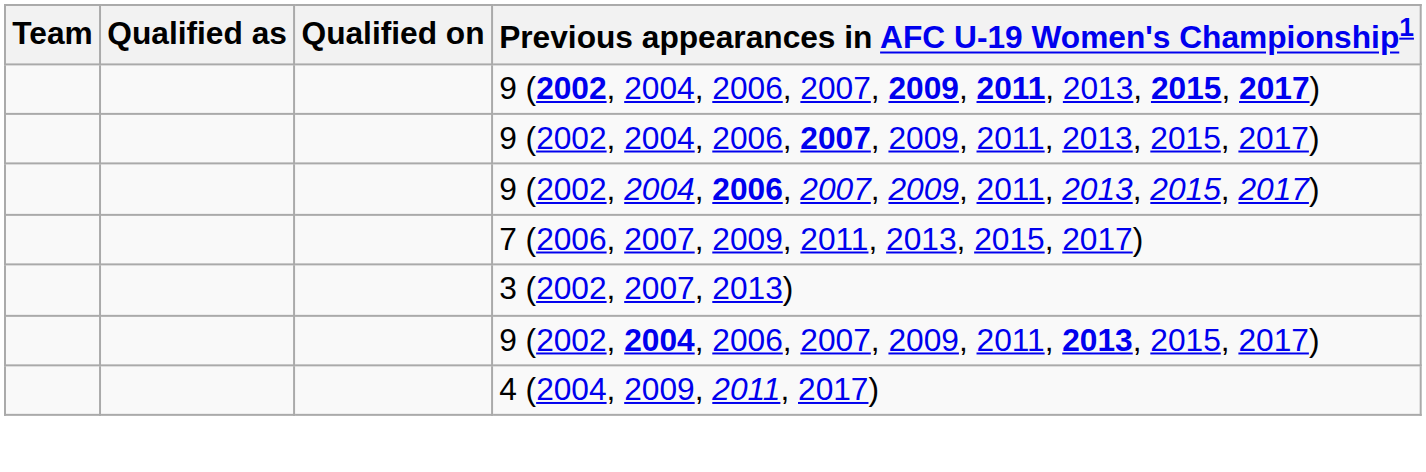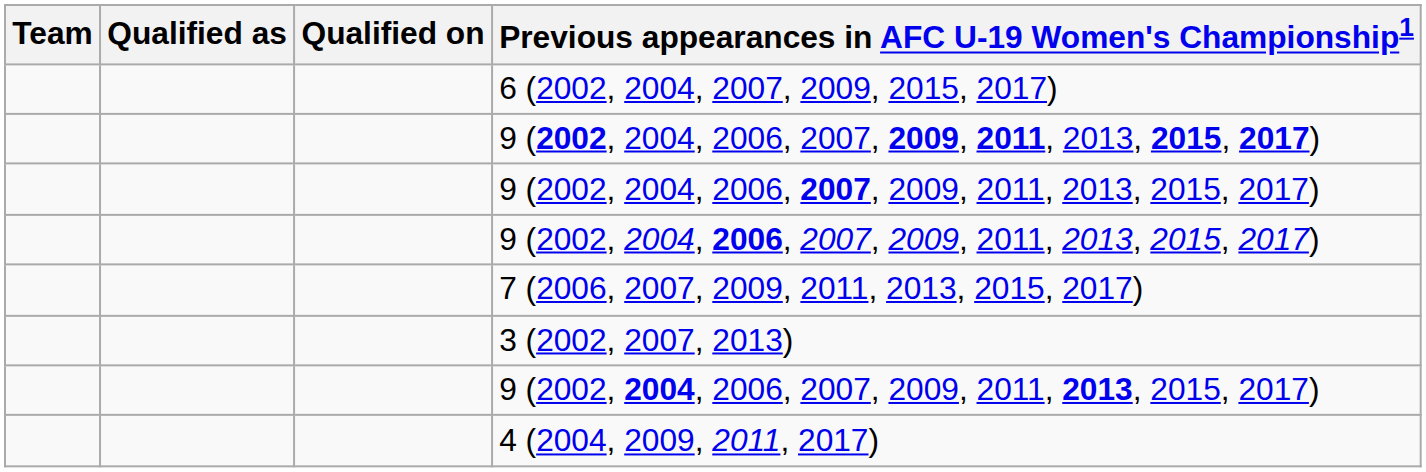+ row: (52, 89)
